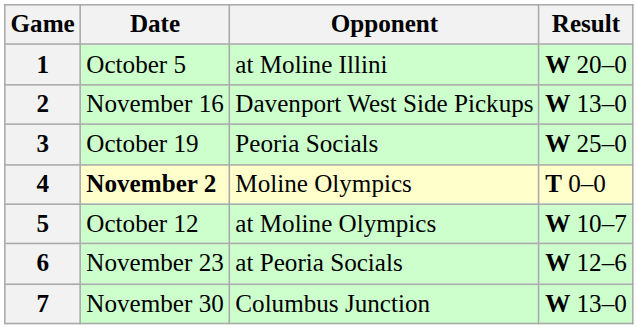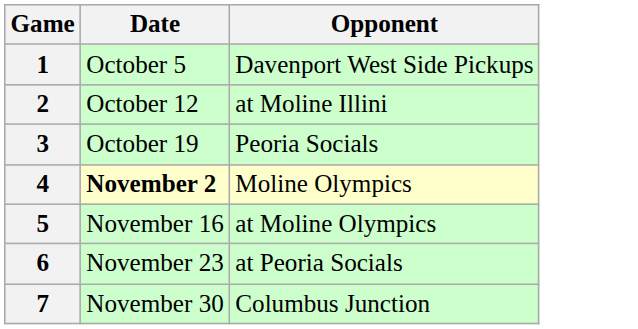- column: (586, 24)
(311, 64) at Moline Illini -> (384, 64) Davenport West Side Pickups
(155, 104) November 16 -> (142, 104) October 12
(384, 104) Davenport West Side Pickups -> (311, 104) at Moline Illini
(142, 223) October 12 -> (155, 223) November 16
